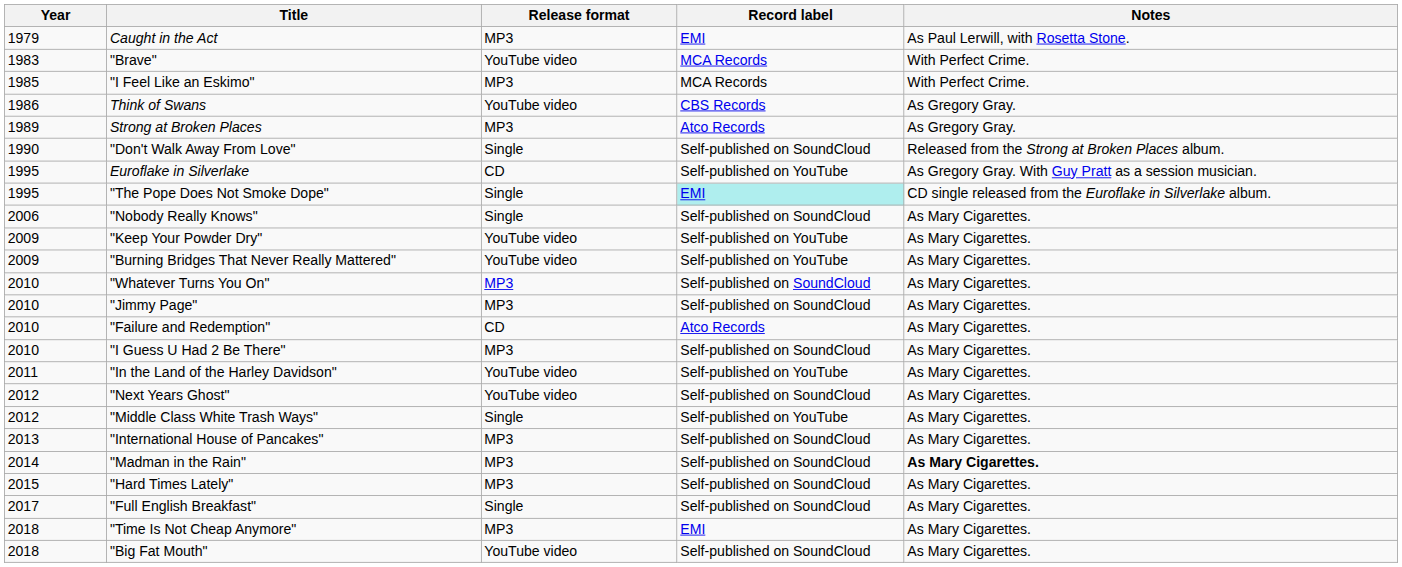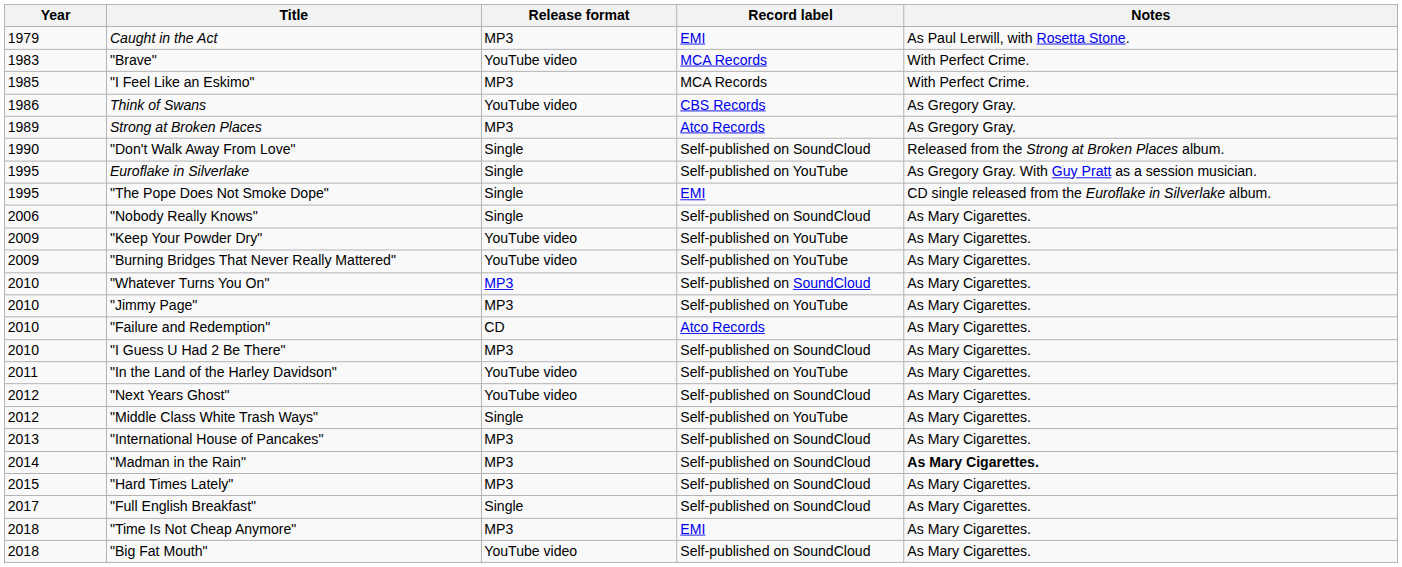(494, 171) CD -> (504, 171) Single
(693, 194) paleturquoise background -> (693, 194) no background
(775, 305) Self-published on SoundCloud -> (764, 305) Self-published on YouTube
